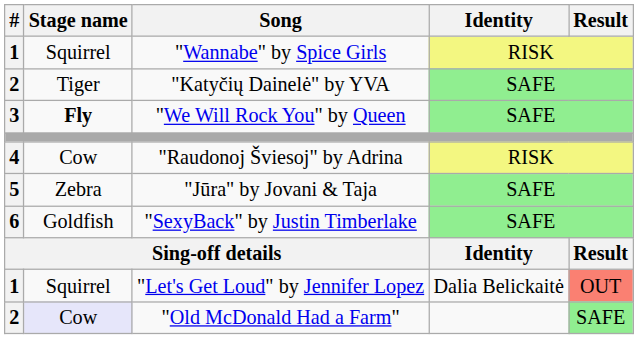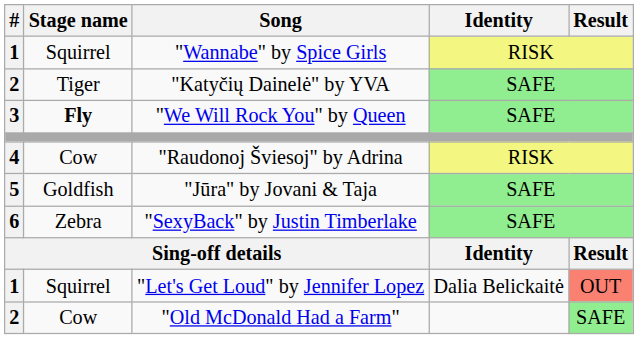(78, 189) Zebra -> (78, 189) Goldfish
(78, 221) Goldfish -> (78, 221) Zebra
(78, 317) lavender background -> (78, 317) no background
